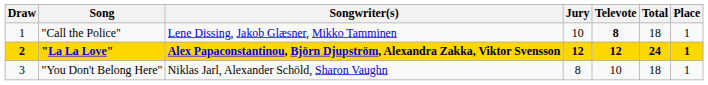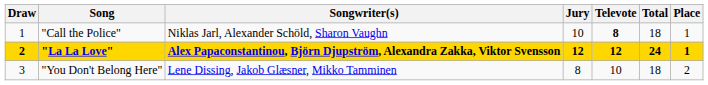(282, 32) Lene Dissing, Jakob Glæsner, Mikko Tamminen -> (278, 32) Niklas Jarl, Alexander Schöld, Sharon Vaughn
(278, 70) Niklas Jarl, Alexander Schöld, Sharon Vaughn -> (282, 70) Lene Dissing, Jakob Glæsner, Mikko Tamminen
(687, 70) 1 -> (687, 70) 2
